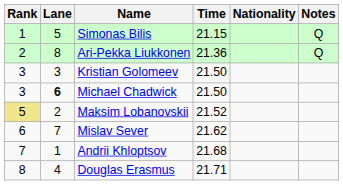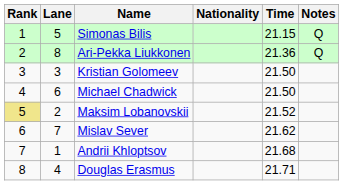columns swapped: (264, 14) <-> (212, 14)
(22, 92) 3 -> (22, 92) 4
(57, 92) bold -> (57, 92) normal
